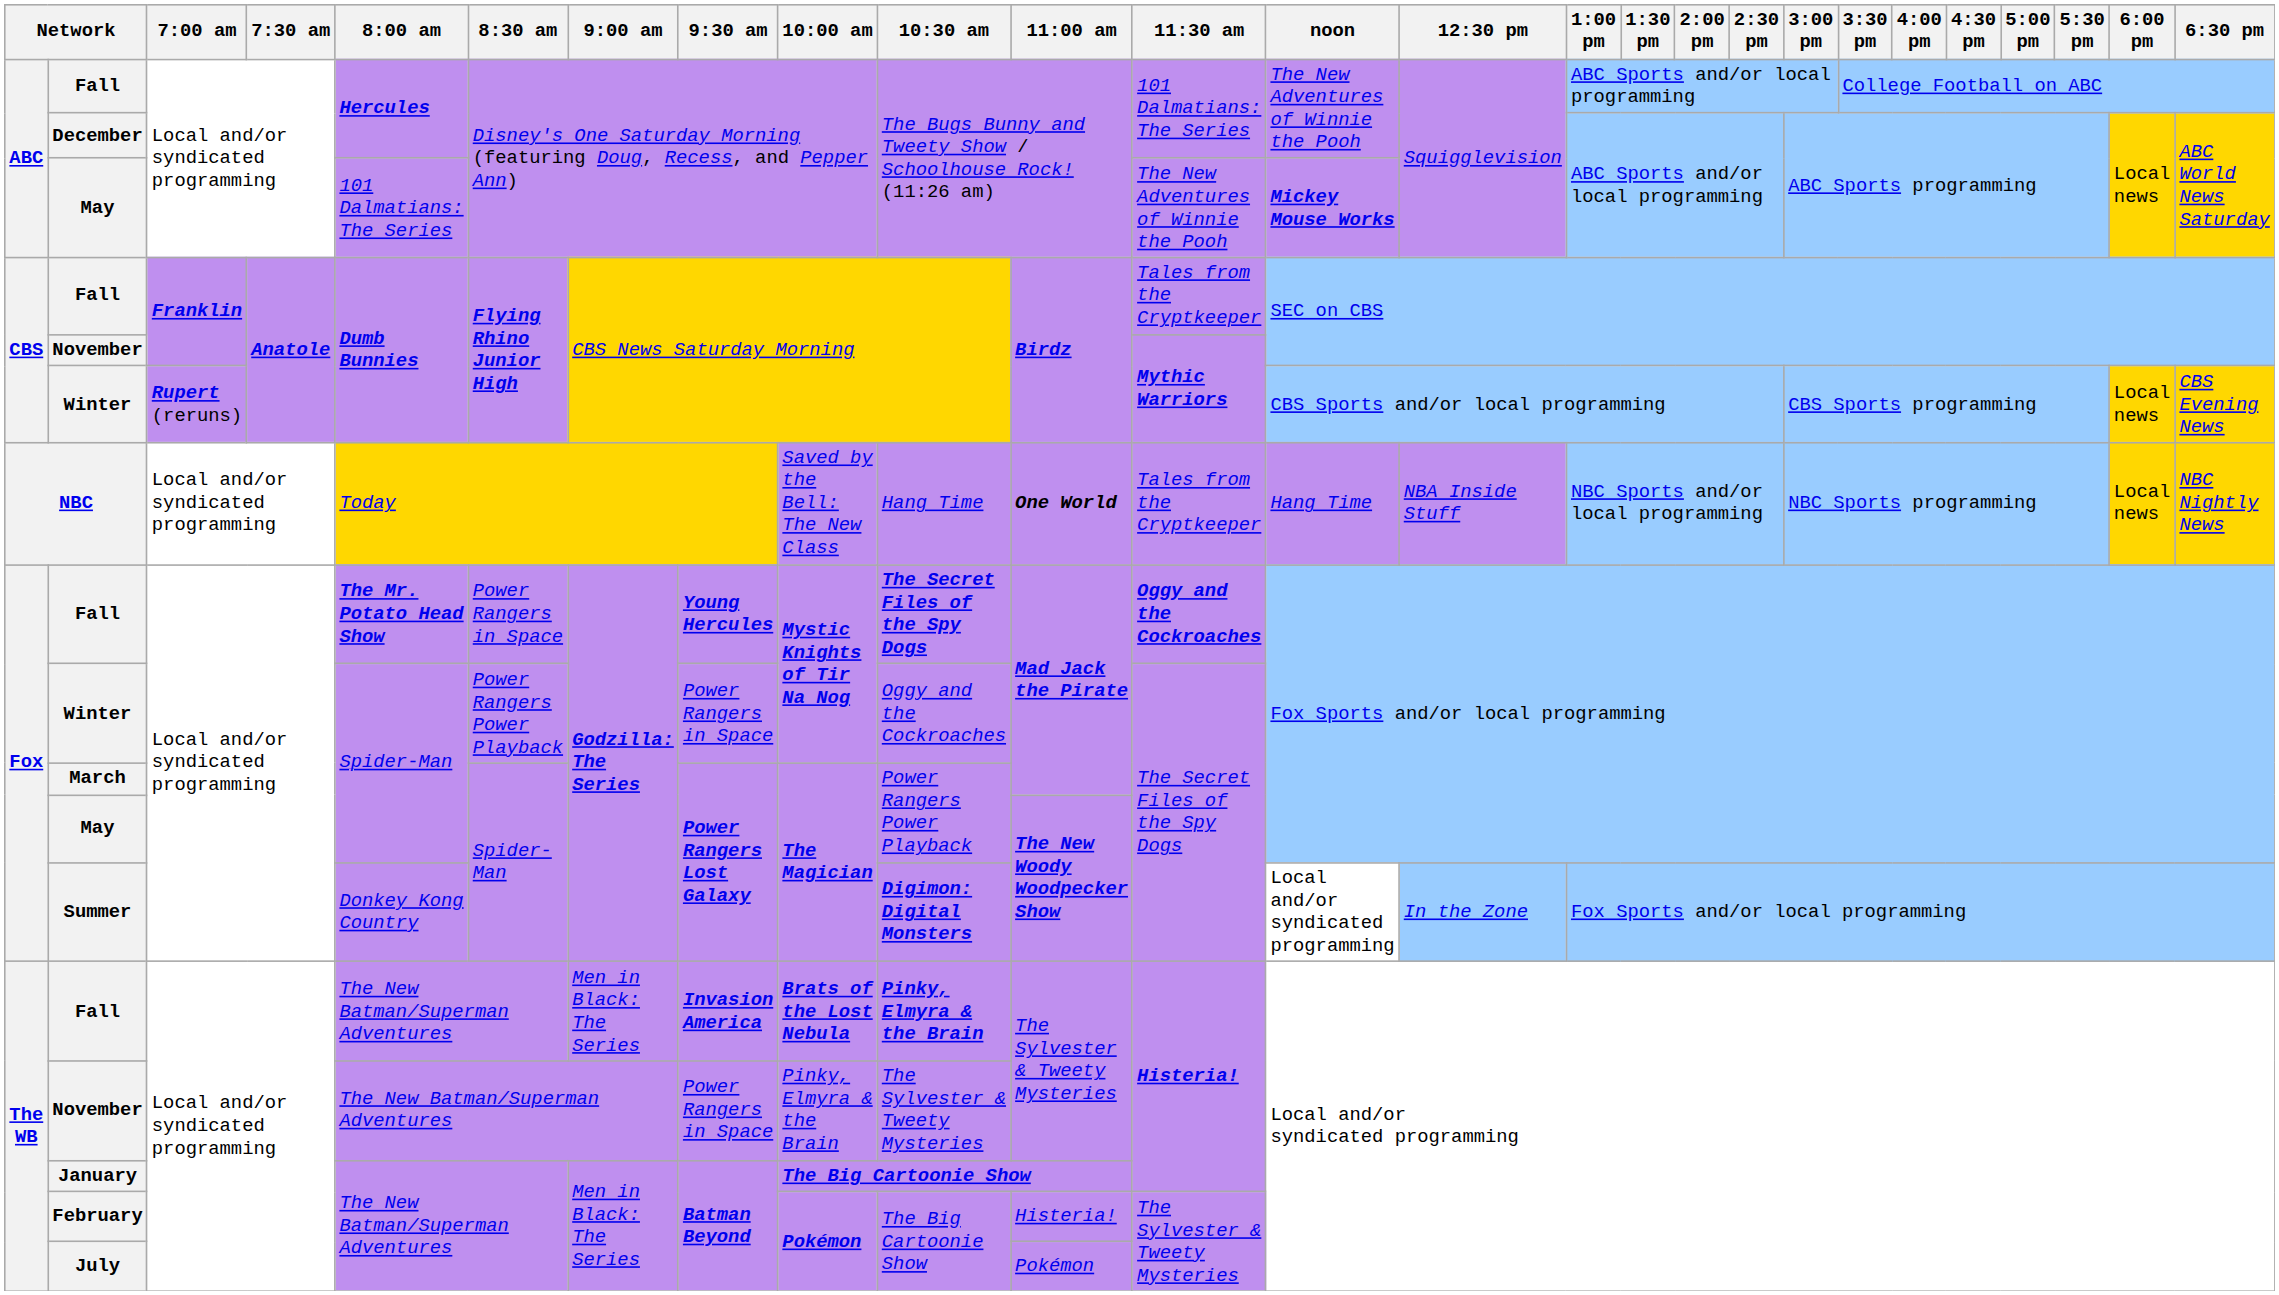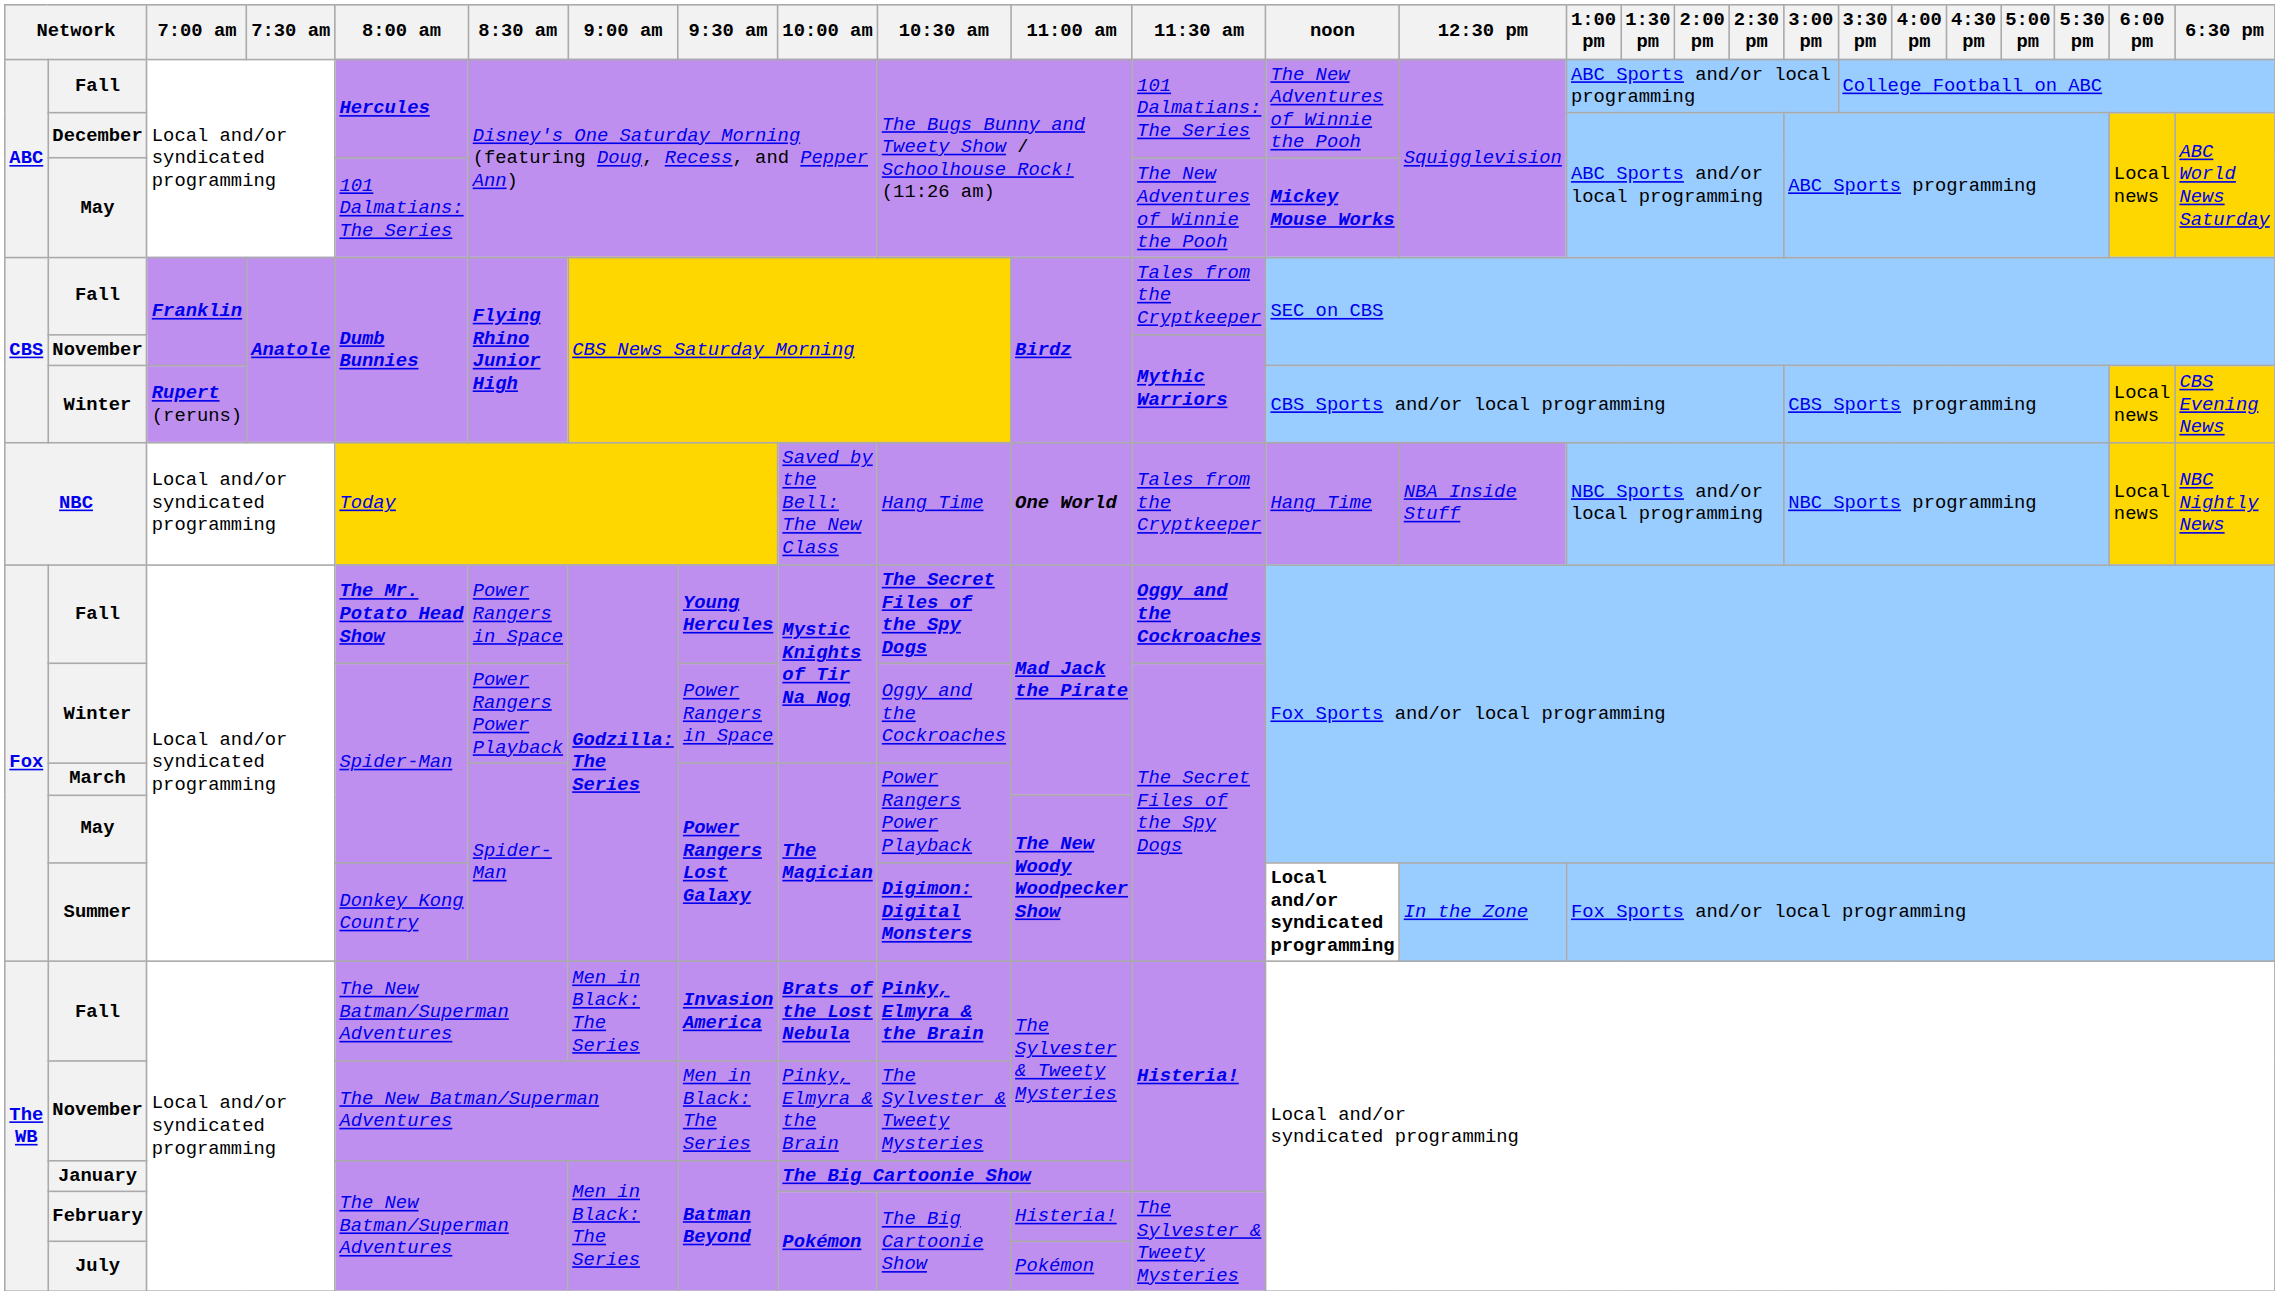(1333, 912) normal -> (1333, 912) bold
(728, 1110) Power Rangers in Space -> (717, 1110) Men in Black: The Series
